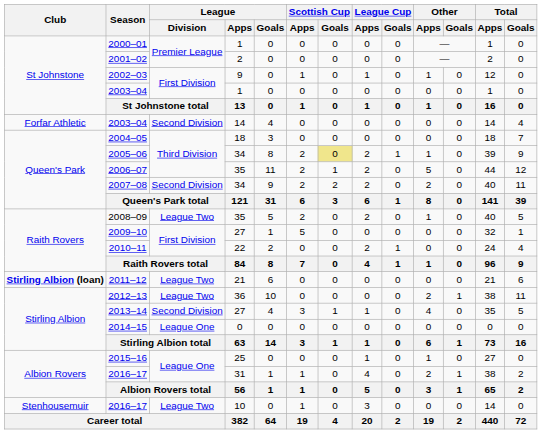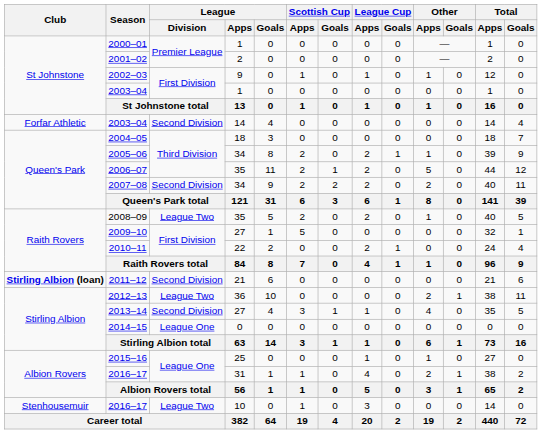(335, 153) khaki background -> (335, 153) no background
(187, 279) League Two -> (187, 279) Second Division
